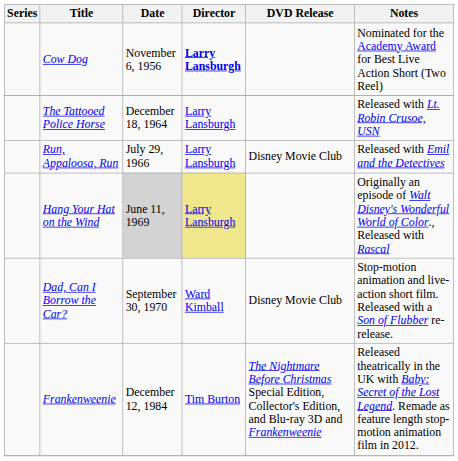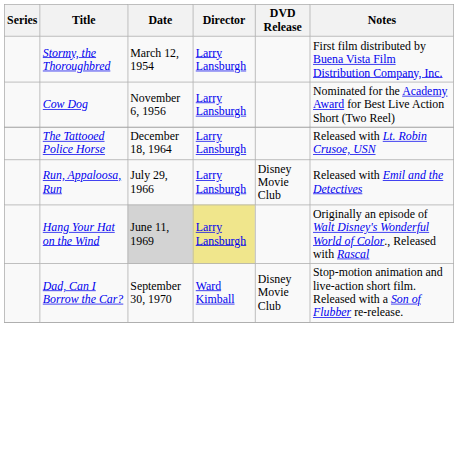+ row: (77, 59)
(213, 59) bold -> (221, 104) normal
- row: (79, 399)
